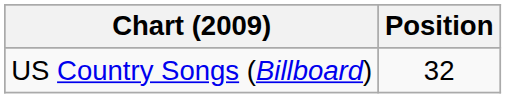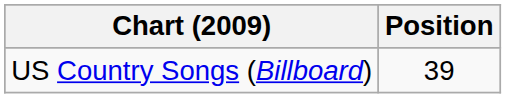(439, 69) 32 -> (439, 69) 39
